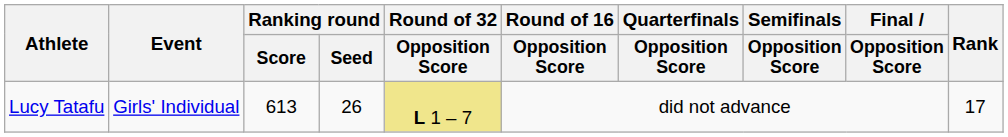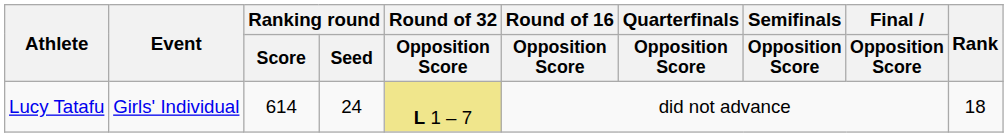(281, 107) 613 -> (281, 107) 614
(352, 107) 26 -> (352, 107) 24
(975, 107) 17 -> (975, 107) 18
